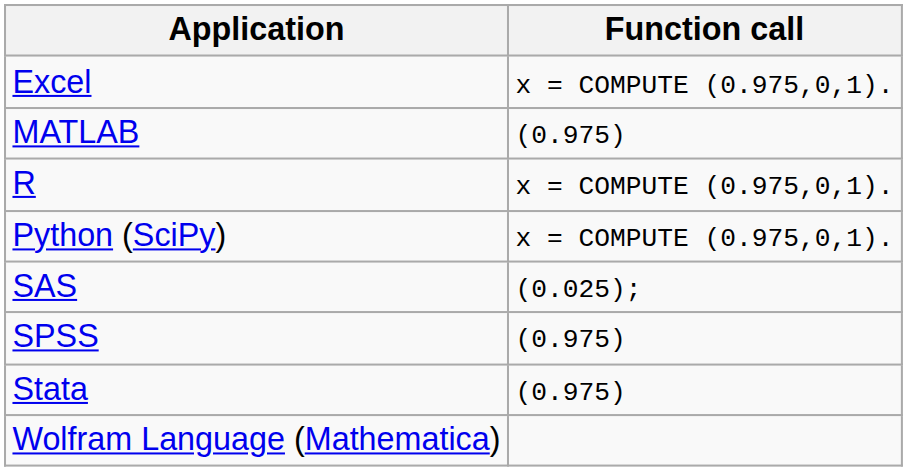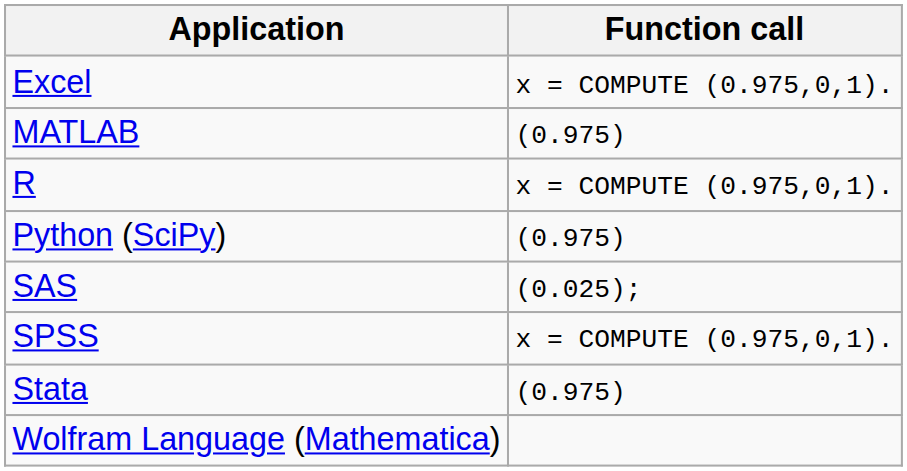(705, 239) x = COMPUTE (0.975,0,1). -> (571, 239) (0.975)
(571, 341) (0.975) -> (705, 341) x = COMPUTE (0.975,0,1).
